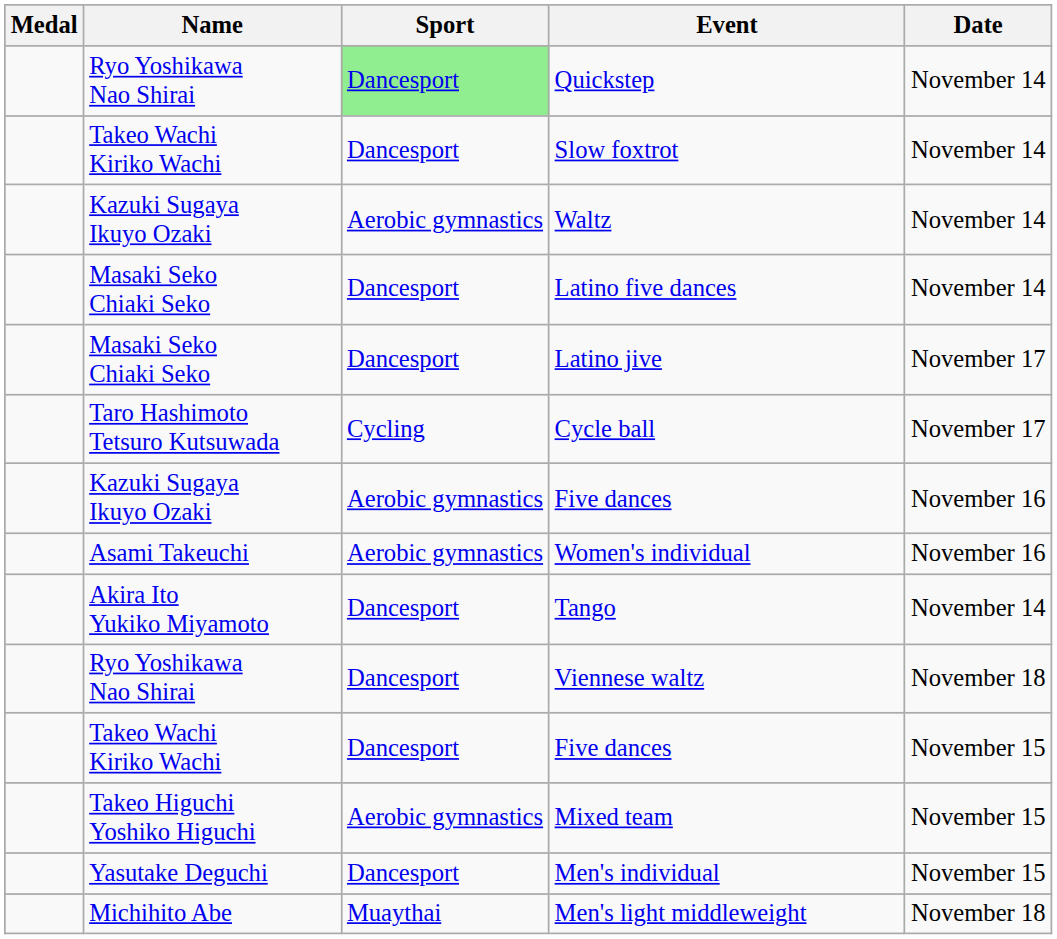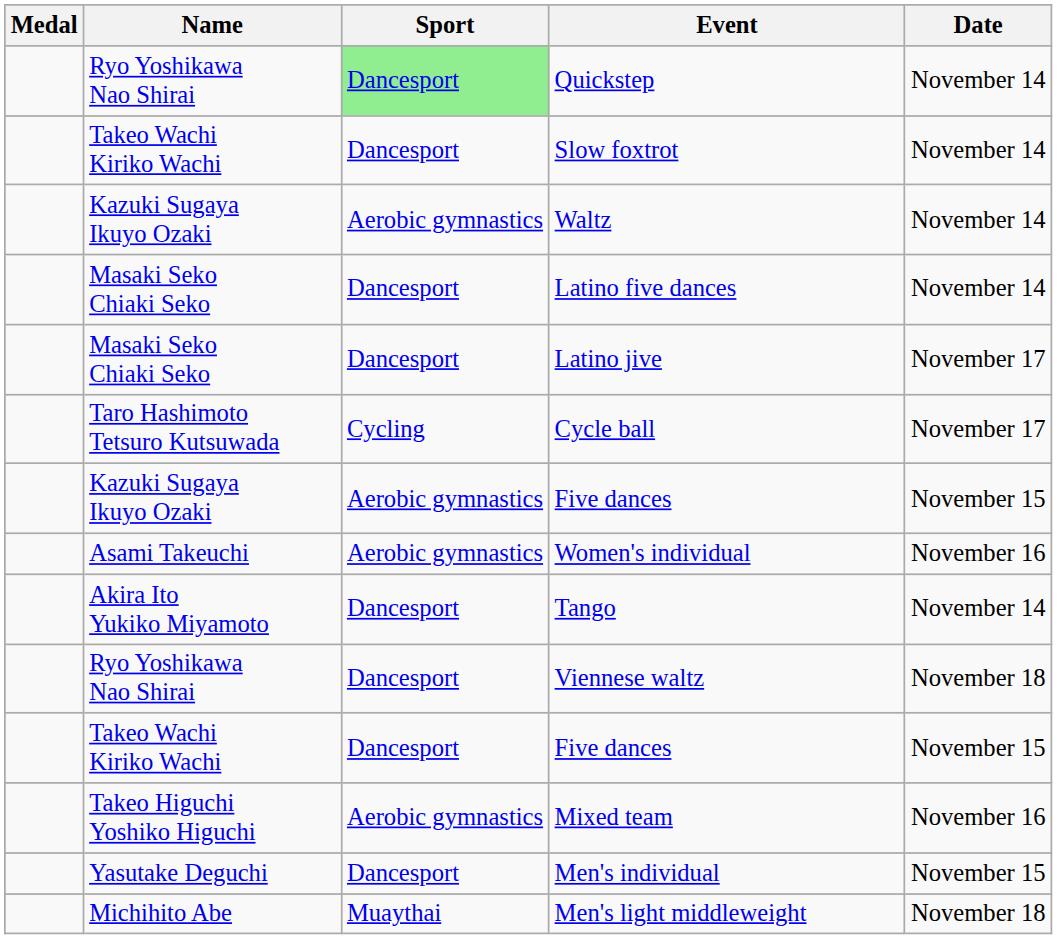(978, 498) November 16 -> (978, 498) November 15
(978, 817) November 15 -> (978, 817) November 16
